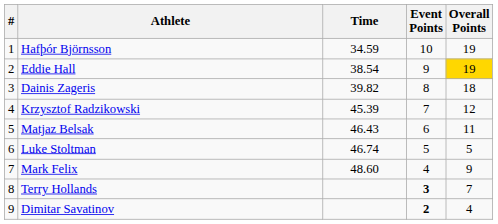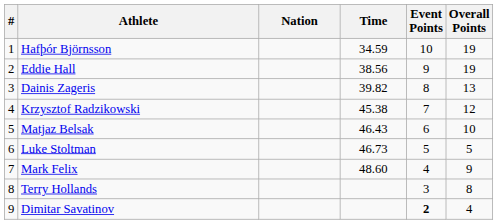+ column: (300, 21)
(365, 68) 38.54 -> (373, 68) 38.56
(469, 68) gold background -> (469, 68) no background
(469, 88) 18 -> (469, 88) 13
(365, 108) 45.39 -> (373, 108) 45.38
(469, 128) 11 -> (469, 128) 10
(365, 149) 46.74 -> (373, 149) 46.73
(426, 189) bold -> (426, 189) normal
(469, 189) 7 -> (469, 189) 8
